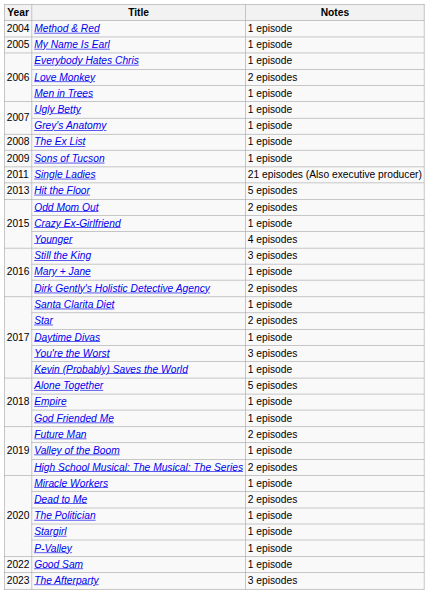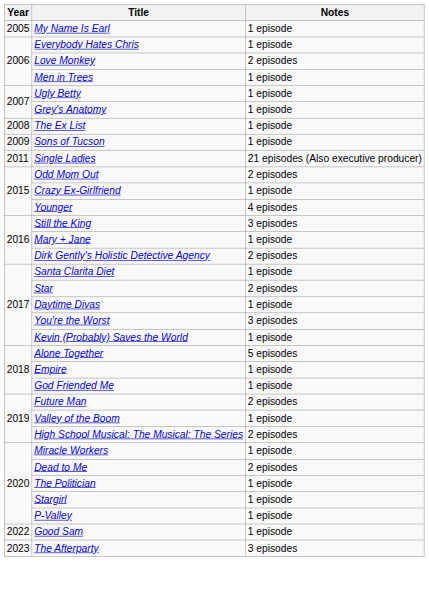- row: (67, 28)
- row: (62, 191)
